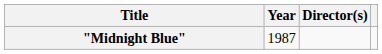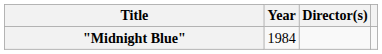(282, 37) 1987 -> (282, 37) 1984
